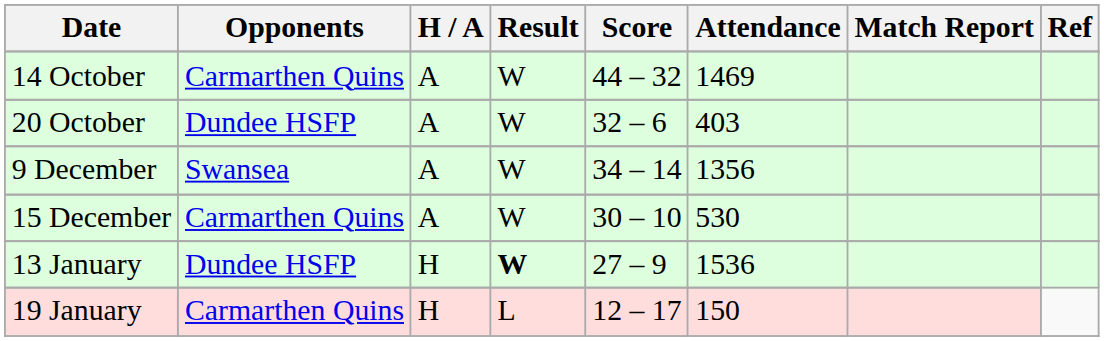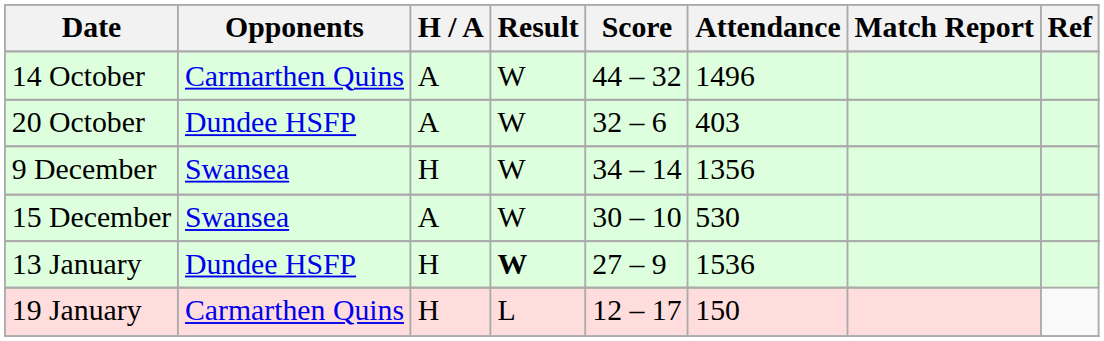(725, 75) 1469 -> (725, 75) 1496
(428, 169) A -> (428, 169) H
(294, 216) Carmarthen Quins -> (237, 216) Swansea
